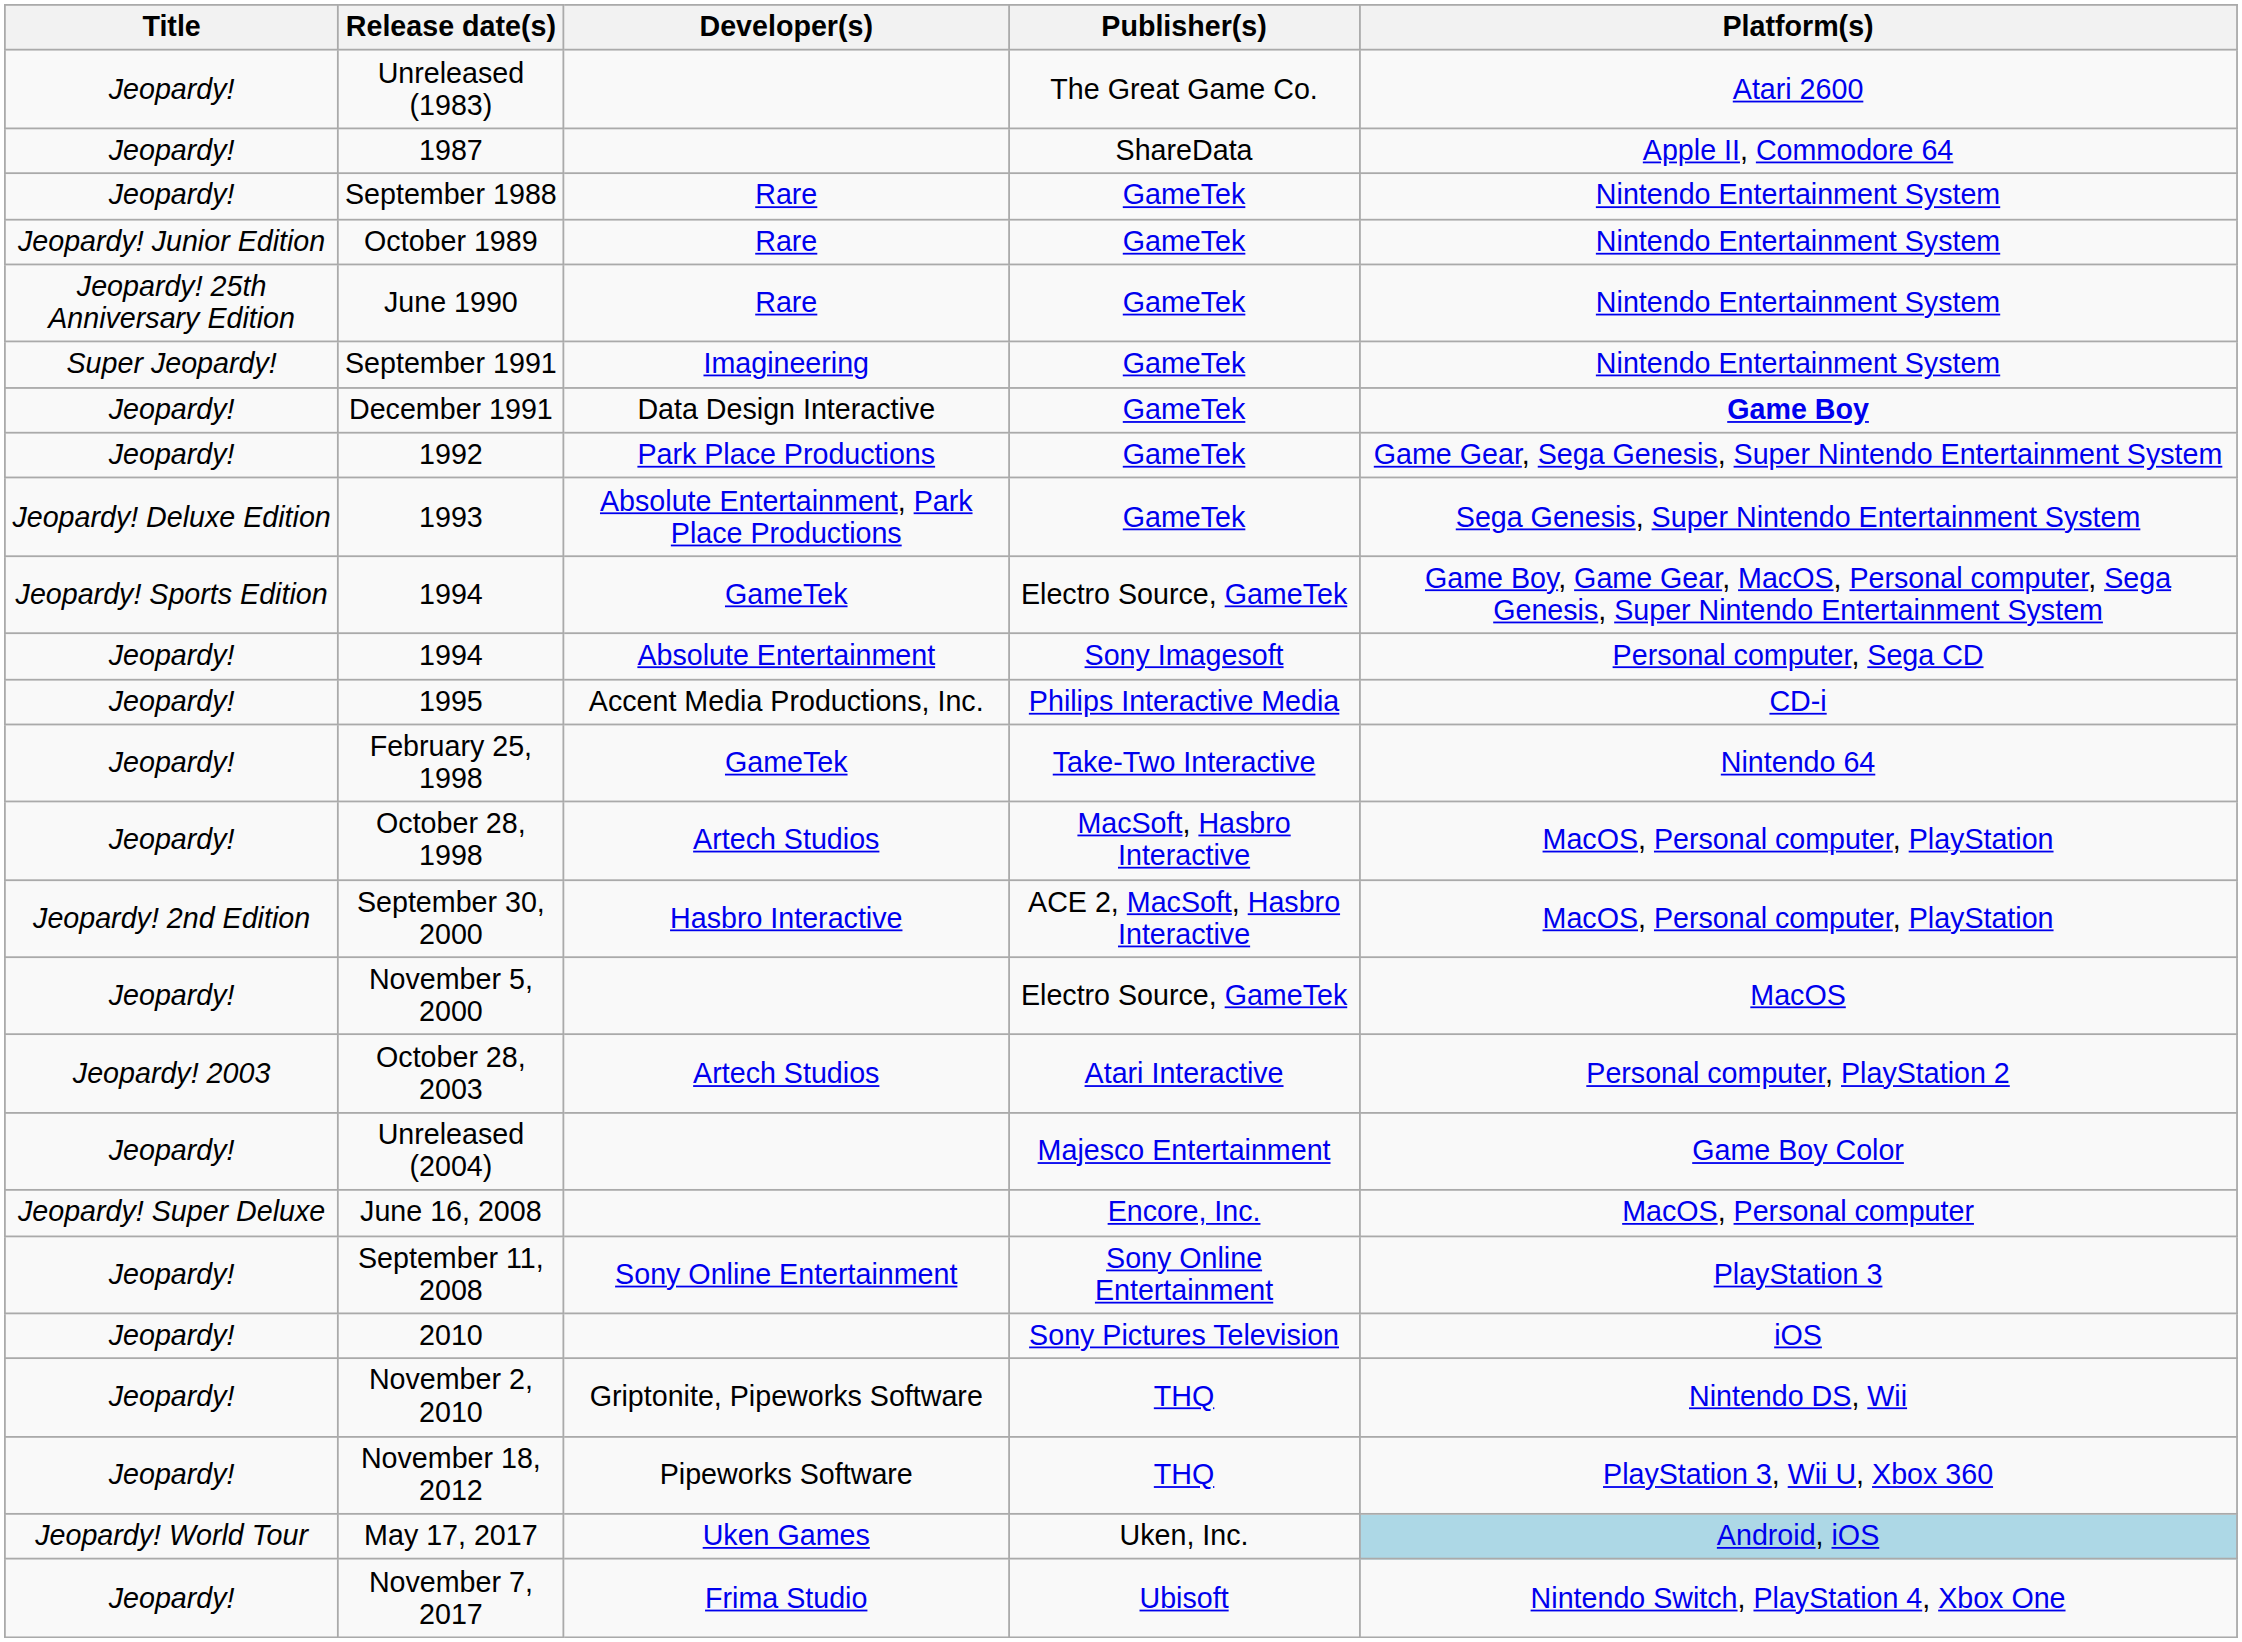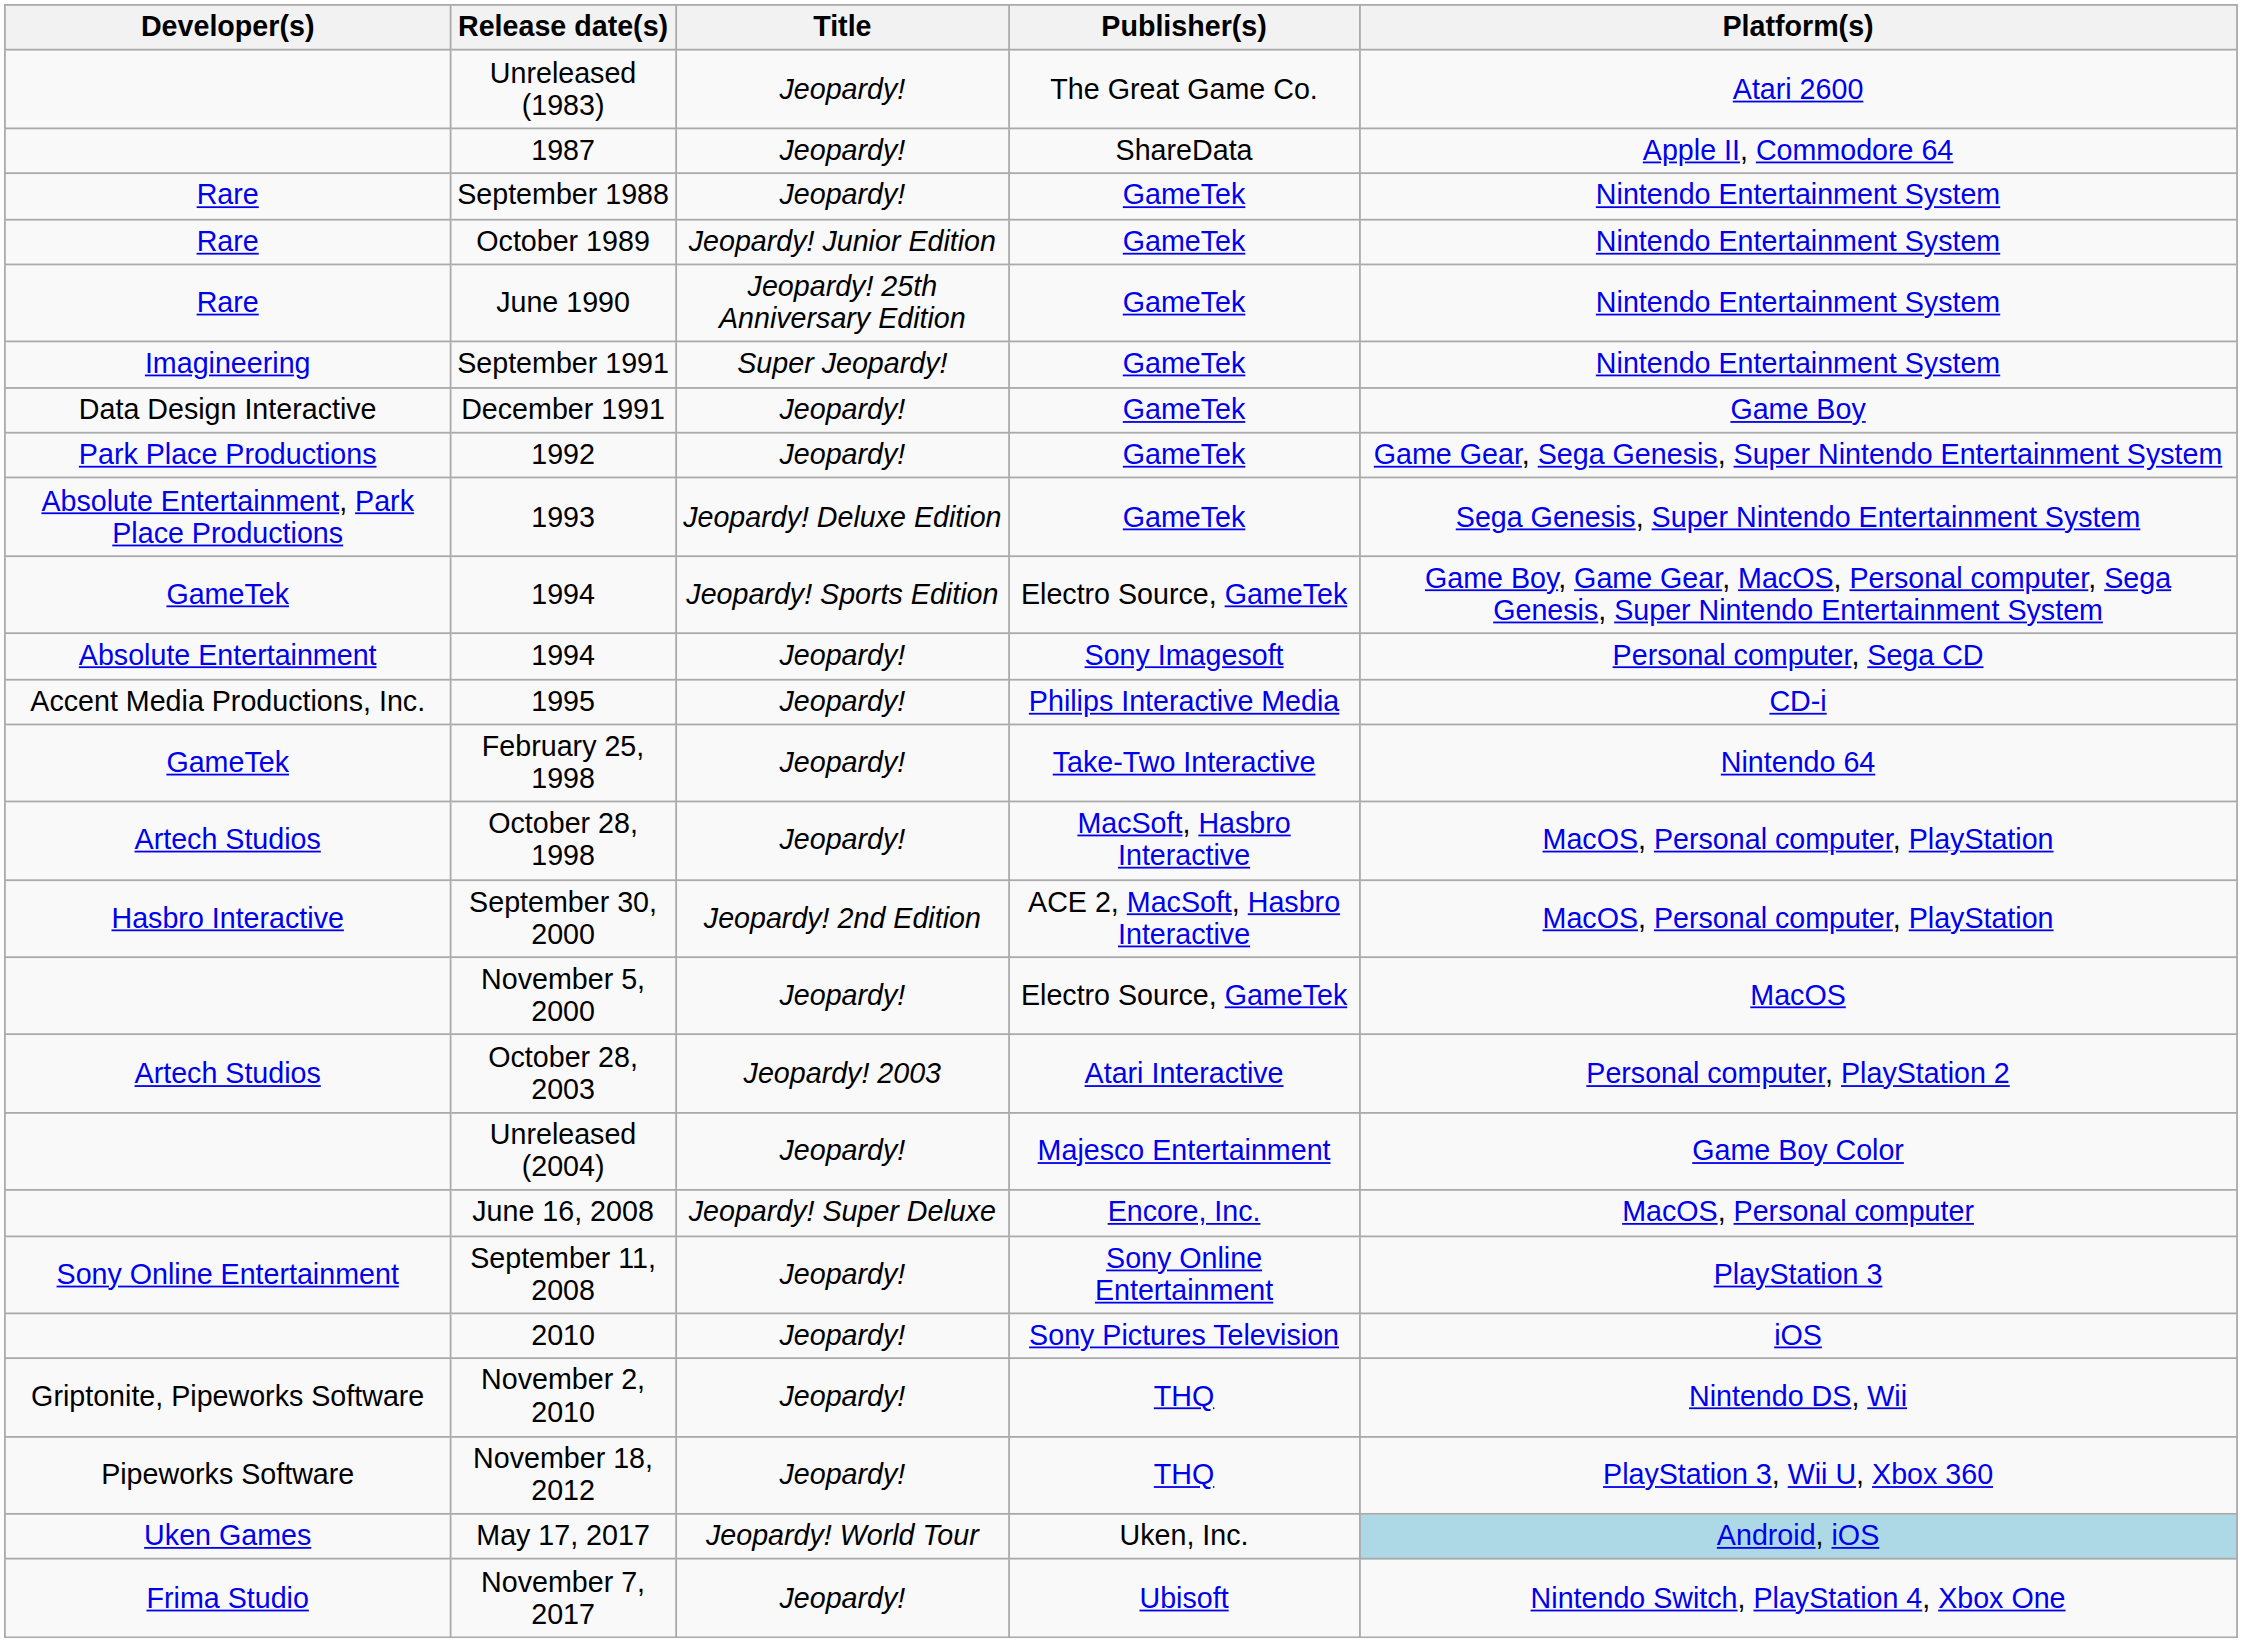columns swapped: (172, 27) <-> (786, 27)
(1798, 409) bold -> (1798, 409) normal
